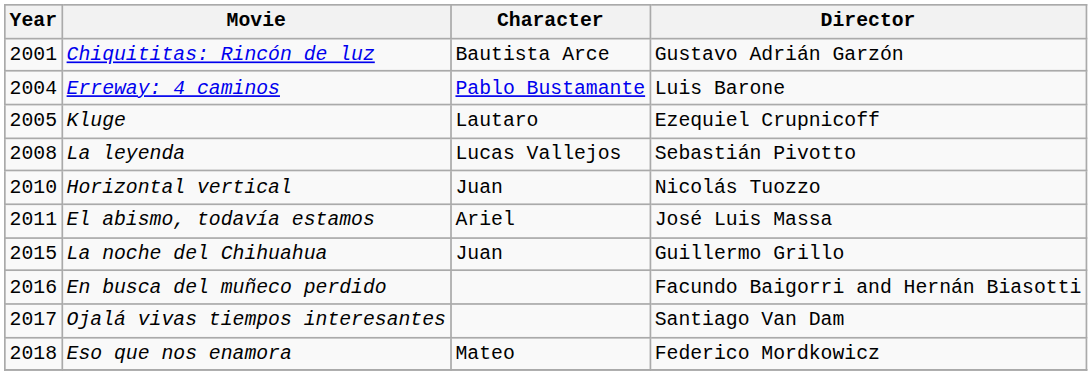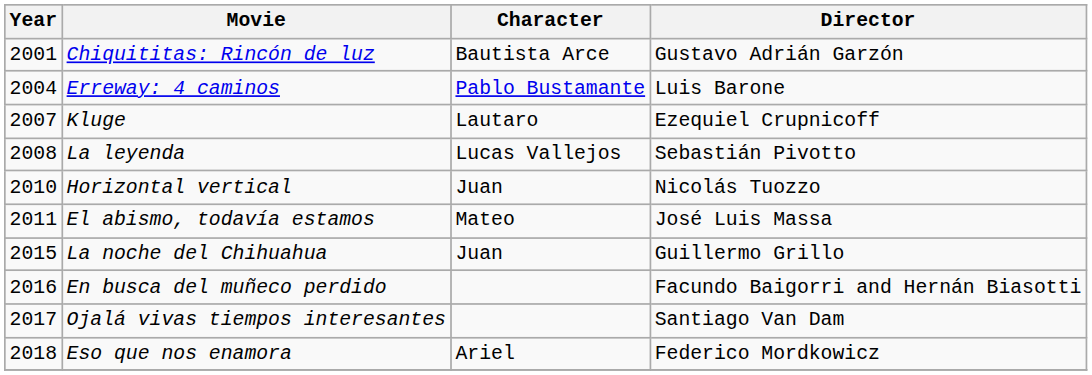(33, 121) 2005 -> (33, 121) 2007
(485, 220) Ariel -> (485, 220) Mateo
(485, 353) Mateo -> (485, 353) Ariel
